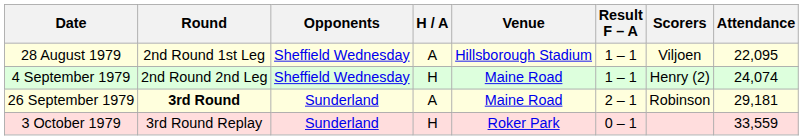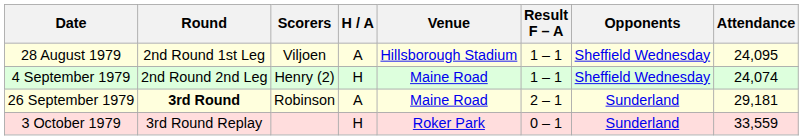columns swapped: (342, 24) <-> (680, 24)
(756, 54) 22,095 -> (756, 54) 24,095
